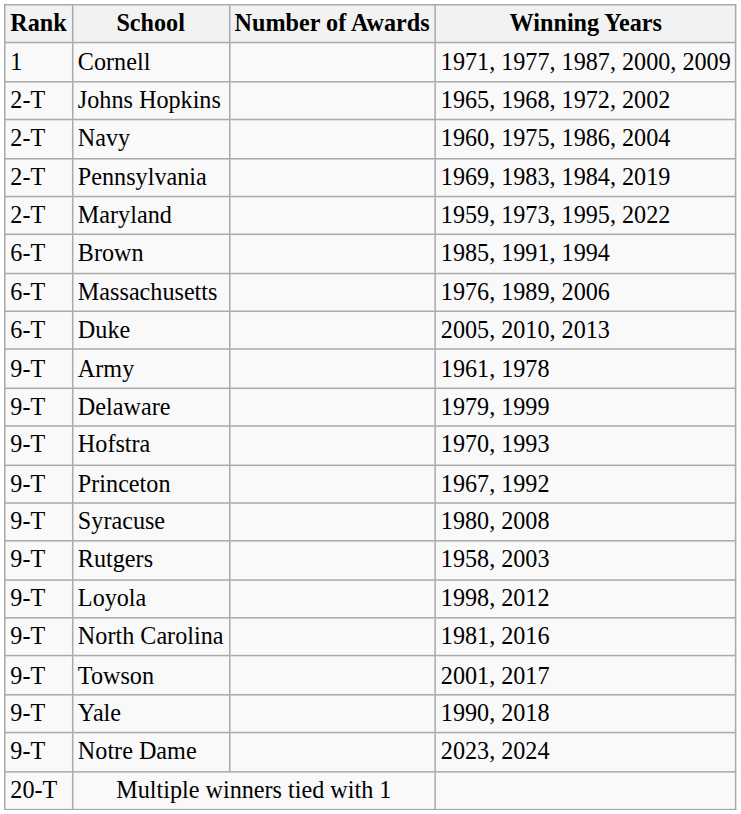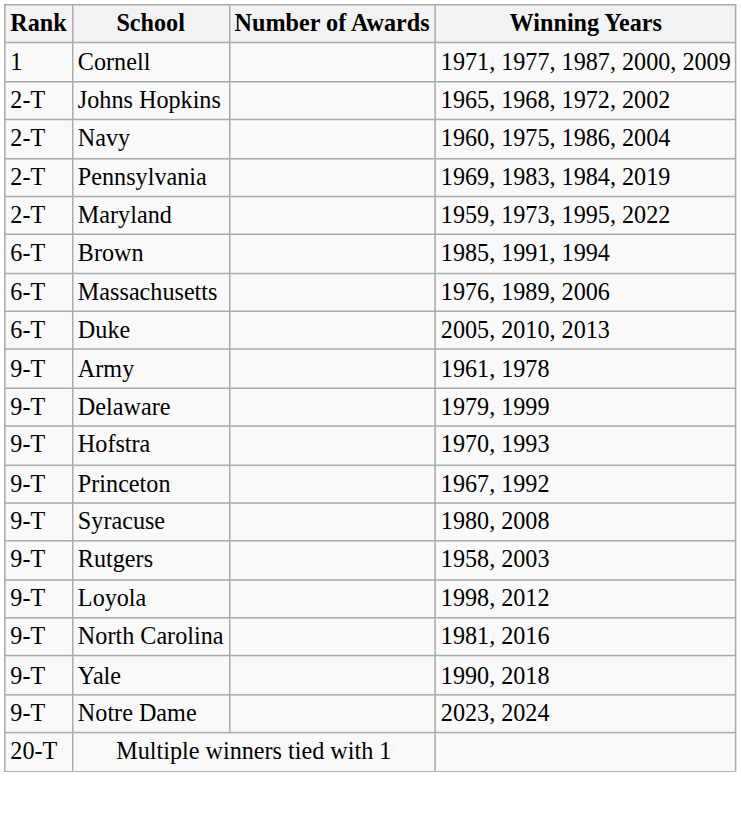- row: (116, 675)
